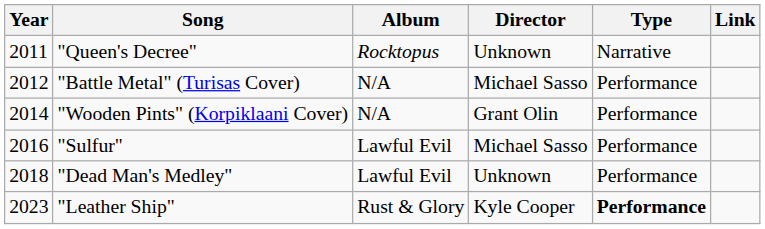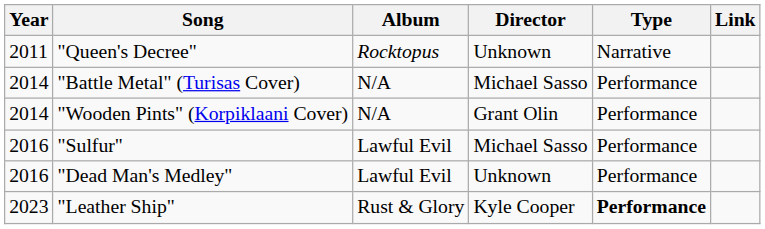(29, 82) 2012 -> (29, 82) 2014
(29, 176) 2018 -> (29, 176) 2016
